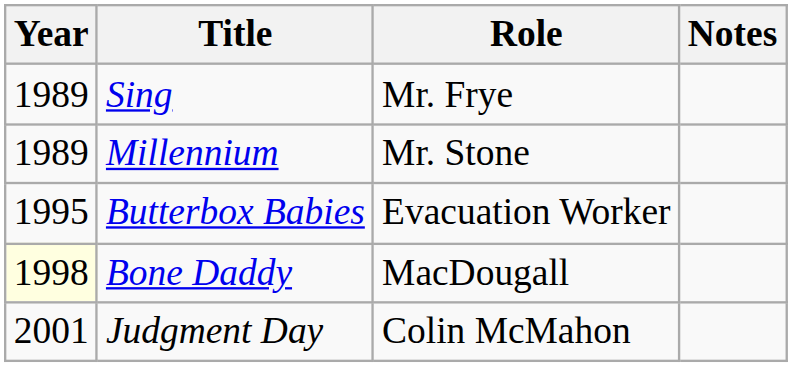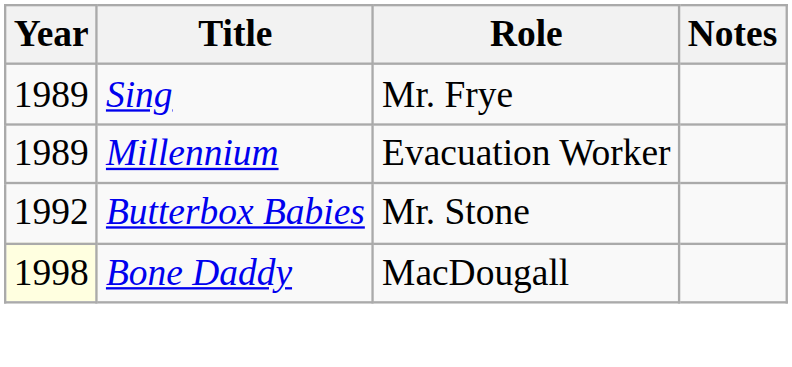(456, 152) Mr. Stone -> (526, 152) Evacuation Worker
(51, 212) 1995 -> (51, 212) 1992
(526, 212) Evacuation Worker -> (456, 212) Mr. Stone
- row: (215, 331)
